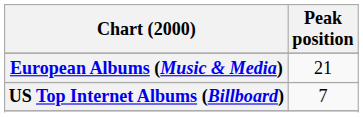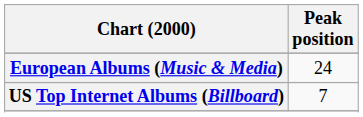(323, 67) 21 -> (323, 67) 24
